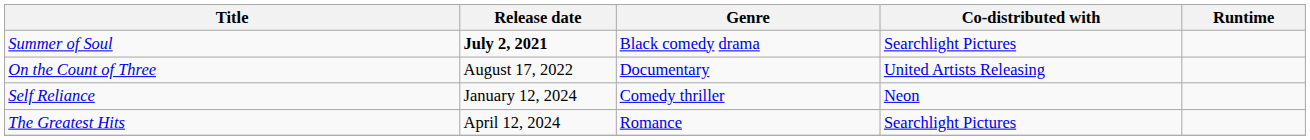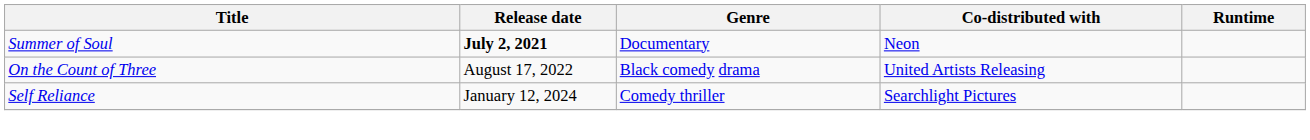(690, 43) Black comedy drama -> (665, 43) Documentary
(950, 43) Searchlight Pictures -> (902, 43) Neon
(665, 69) Documentary -> (690, 69) Black comedy drama
(902, 95) Neon -> (950, 95) Searchlight Pictures
- row: (67, 122)
